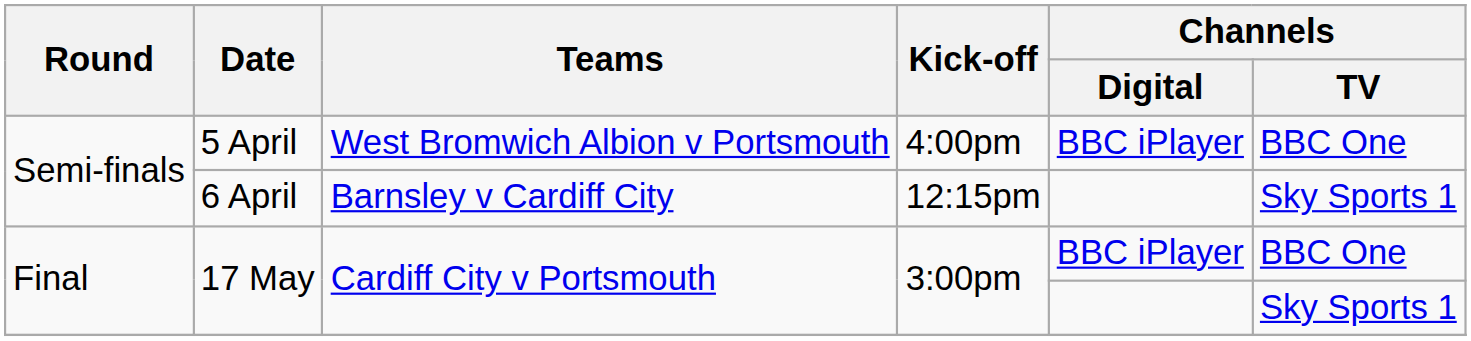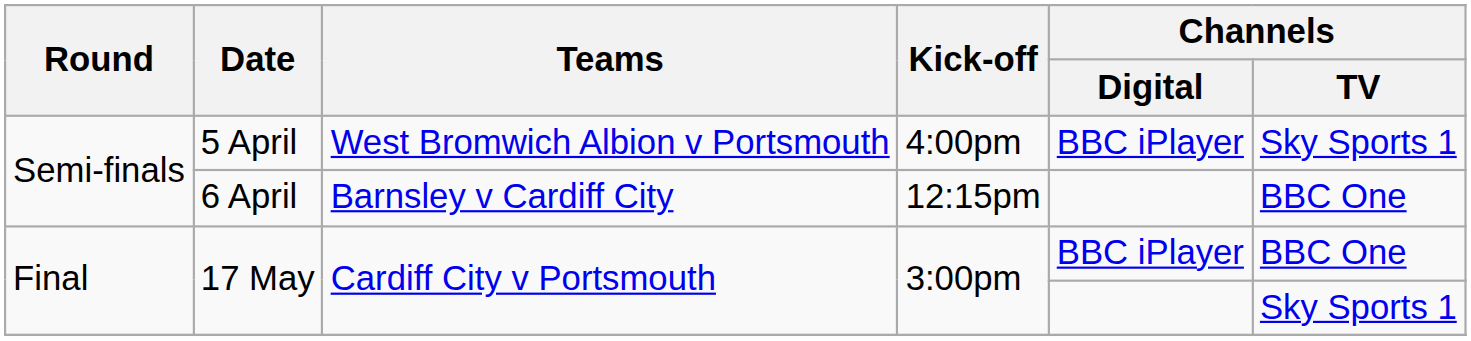(1333, 142) BBC One -> (1358, 142) Sky Sports 1
(1358, 197) Sky Sports 1 -> (1333, 197) BBC One
